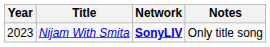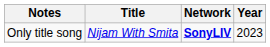columns swapped: (20, 13) <-> (225, 13)
